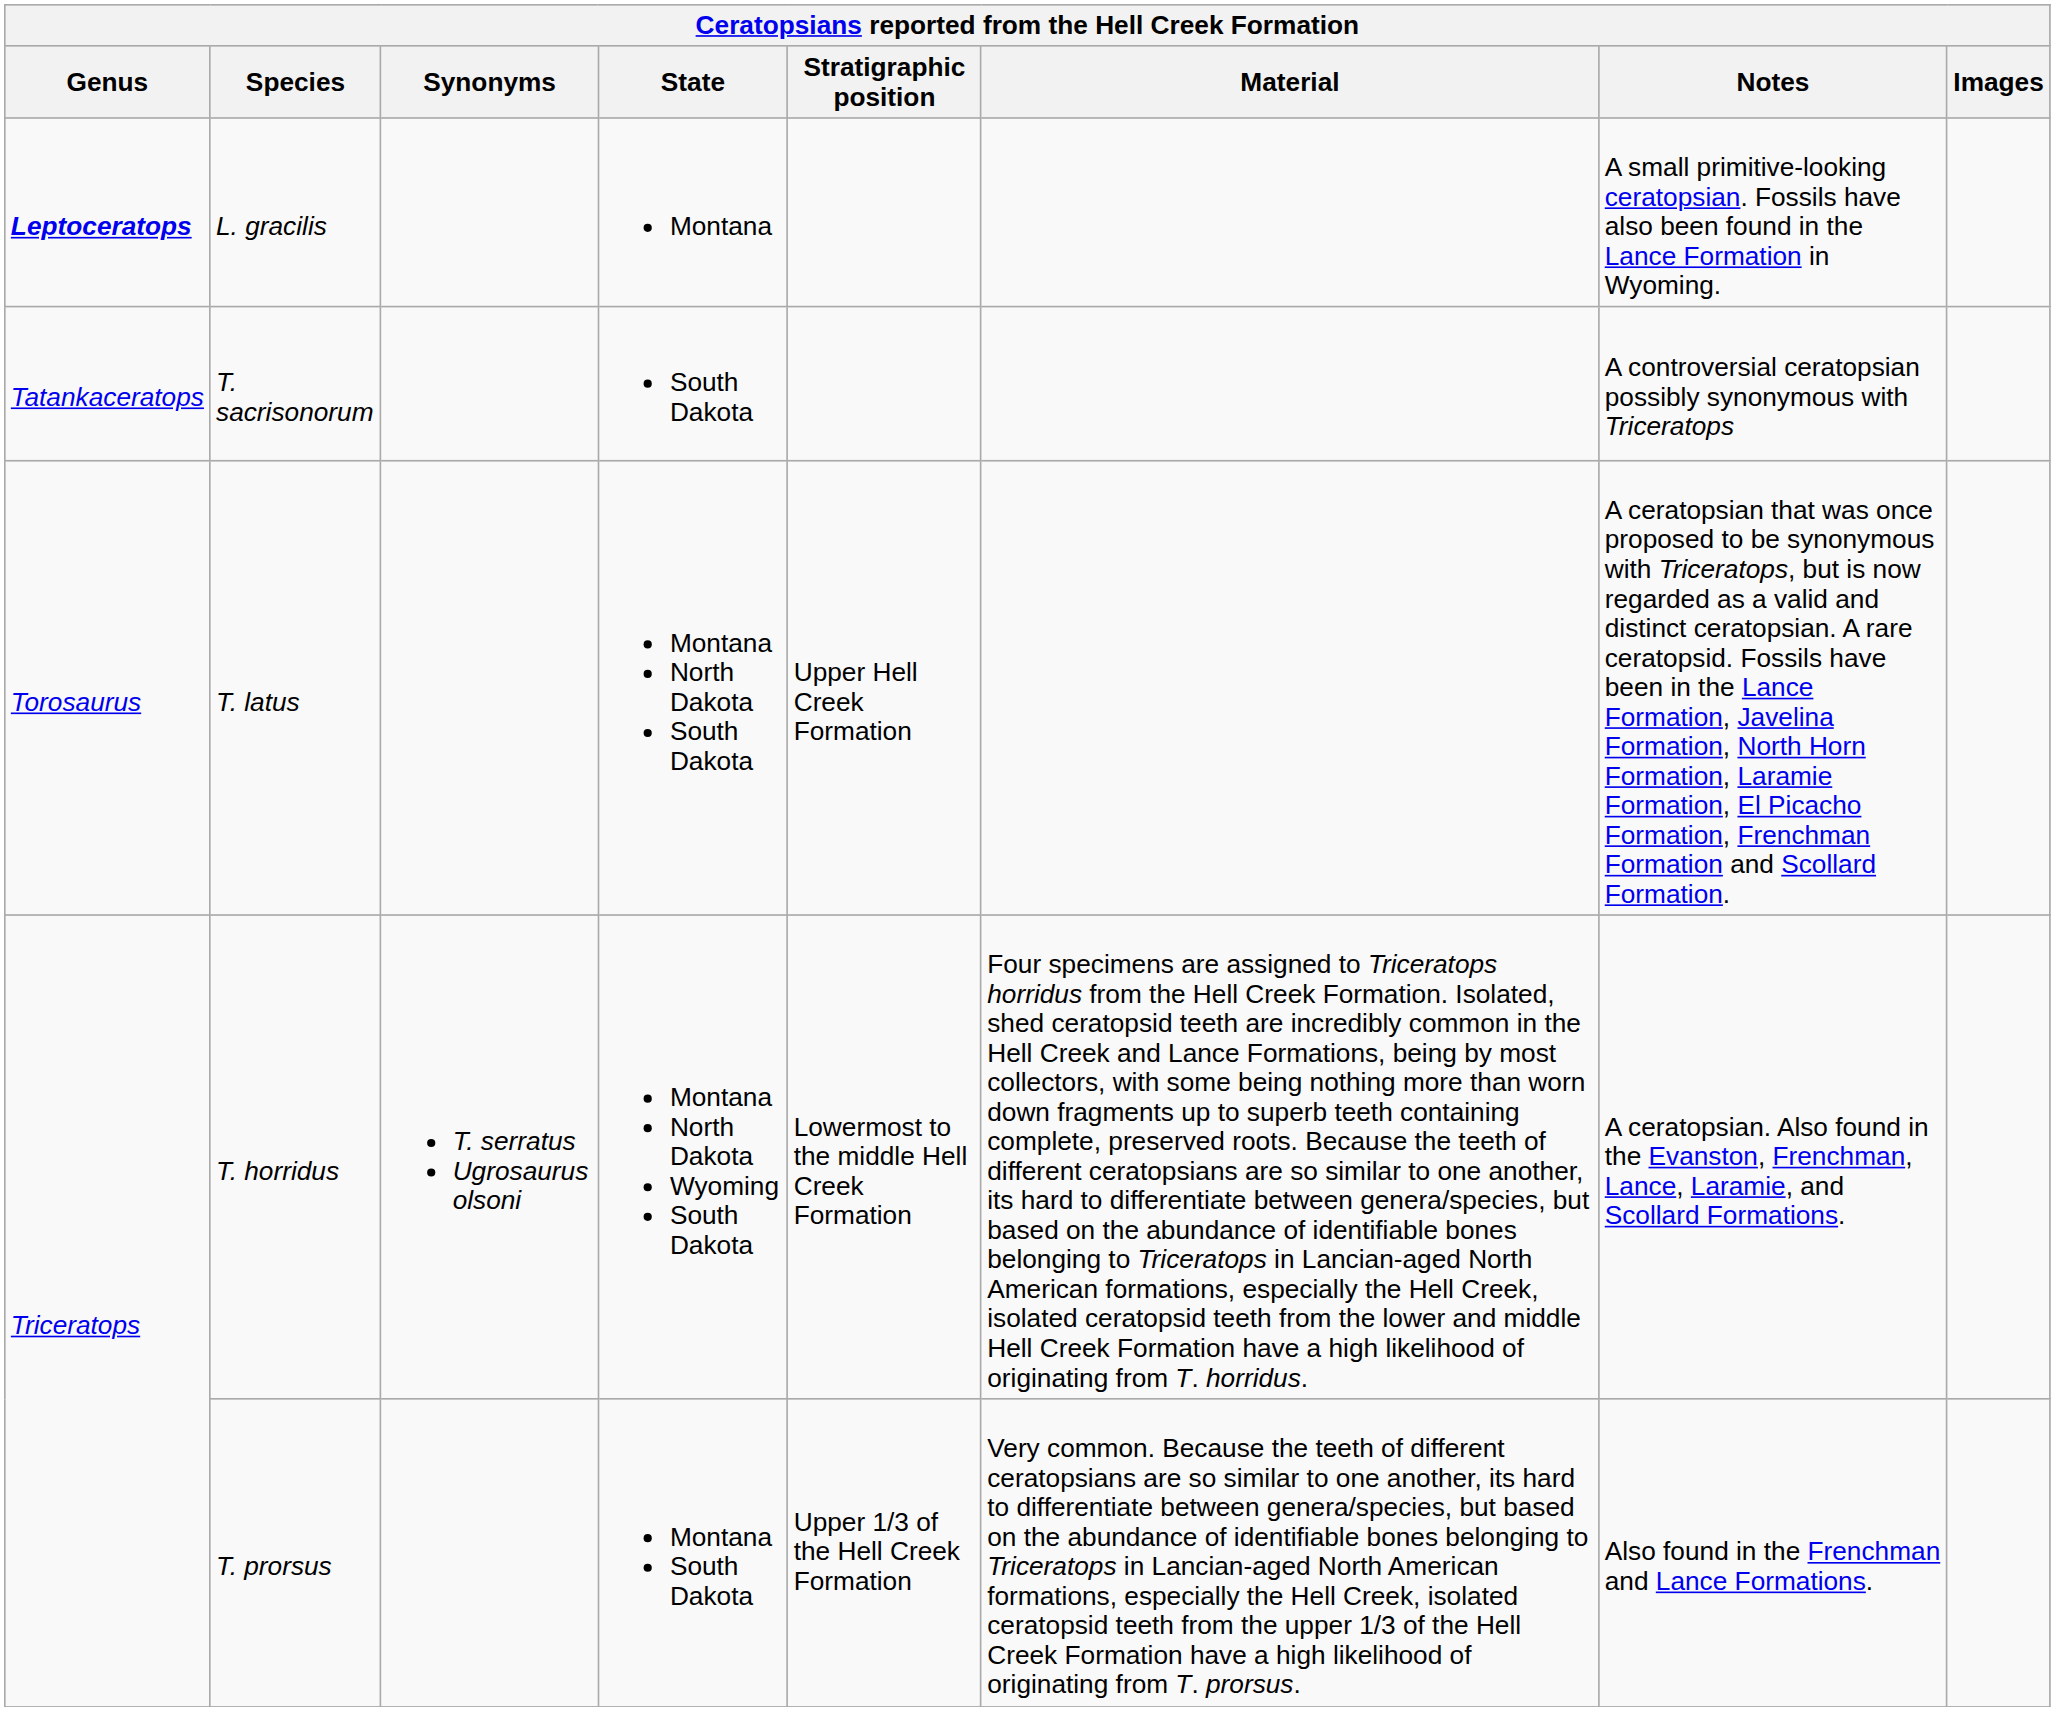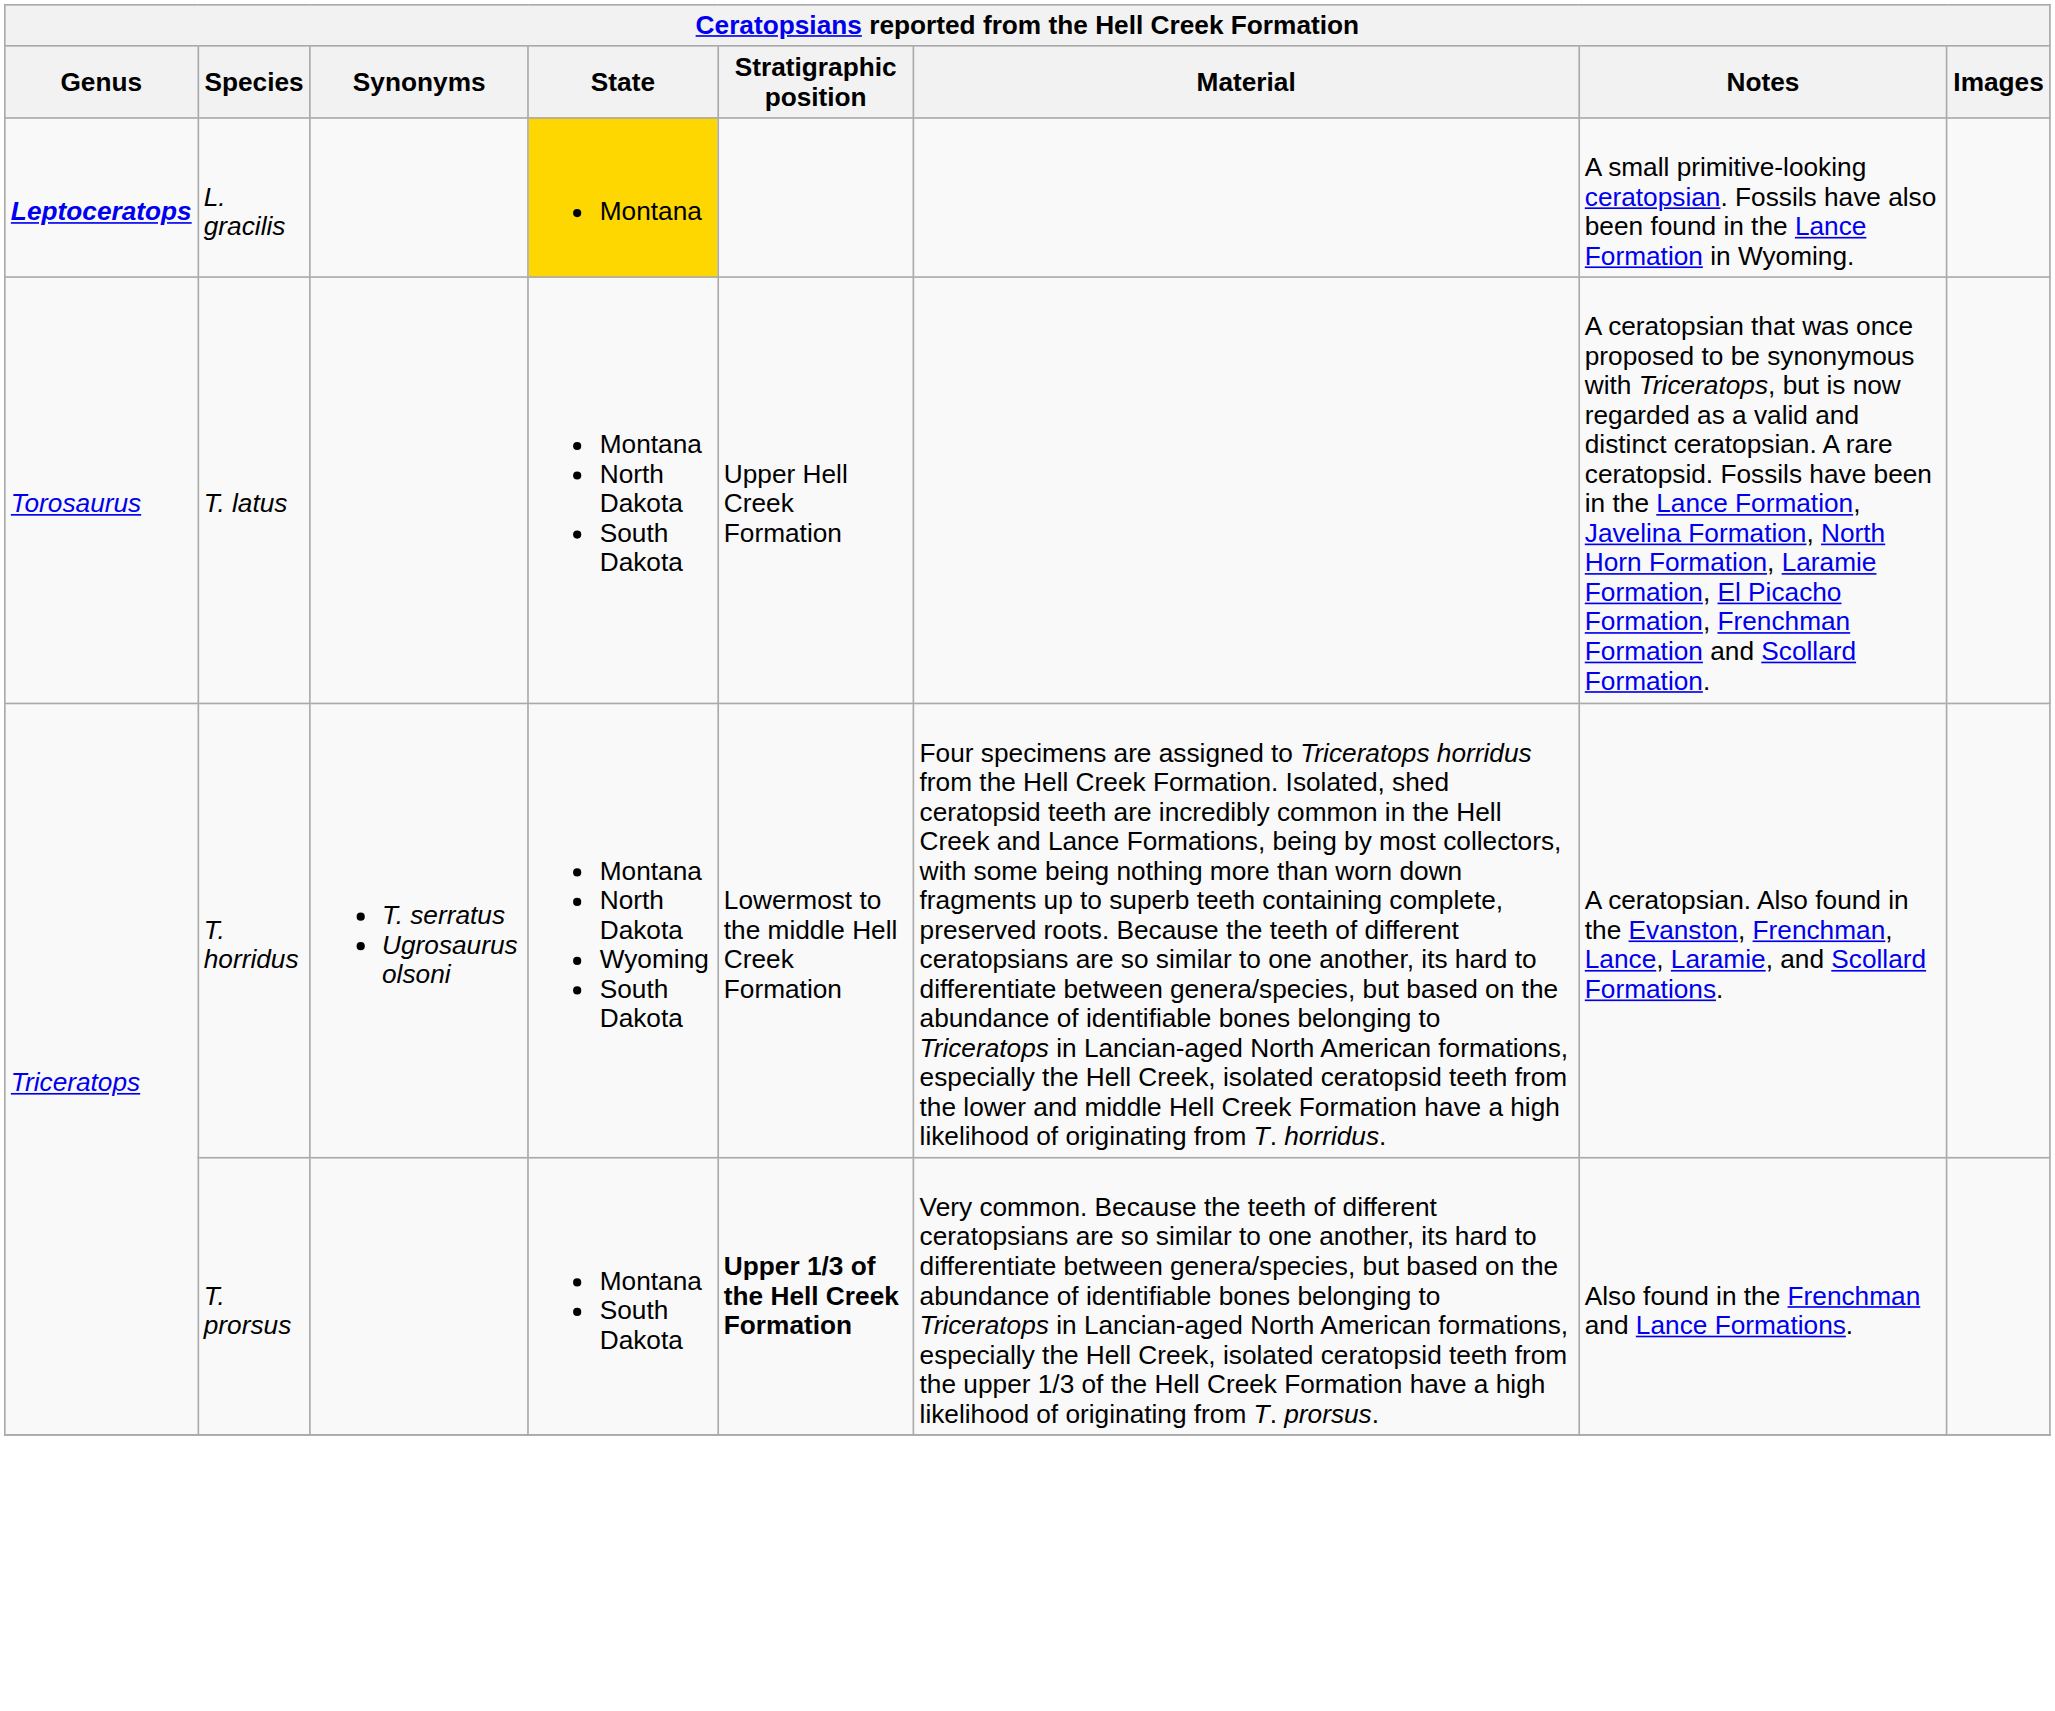(693, 227) no background -> (623, 212) gold background
- row: (295, 397)
(877, 1552) normal -> (811, 1296) bold
